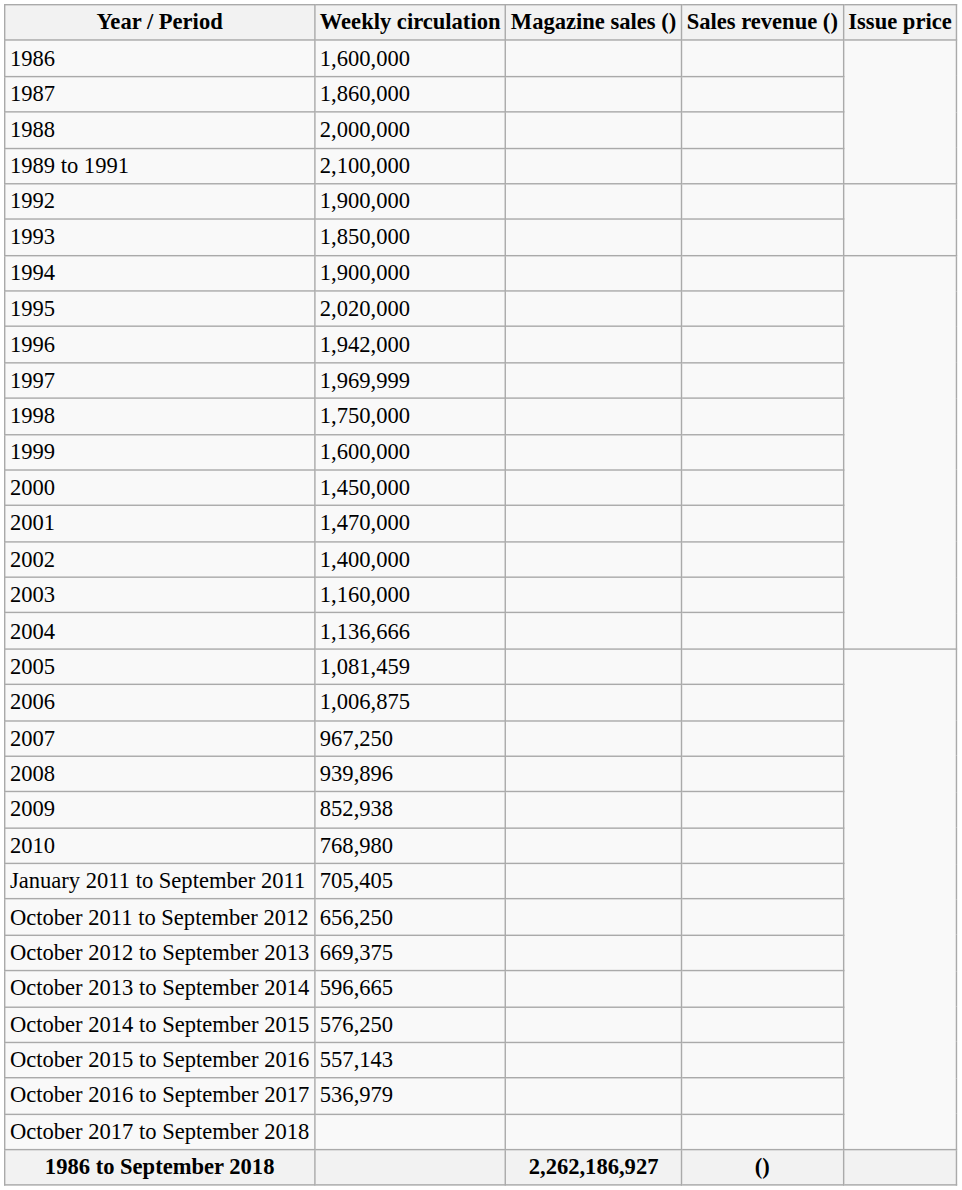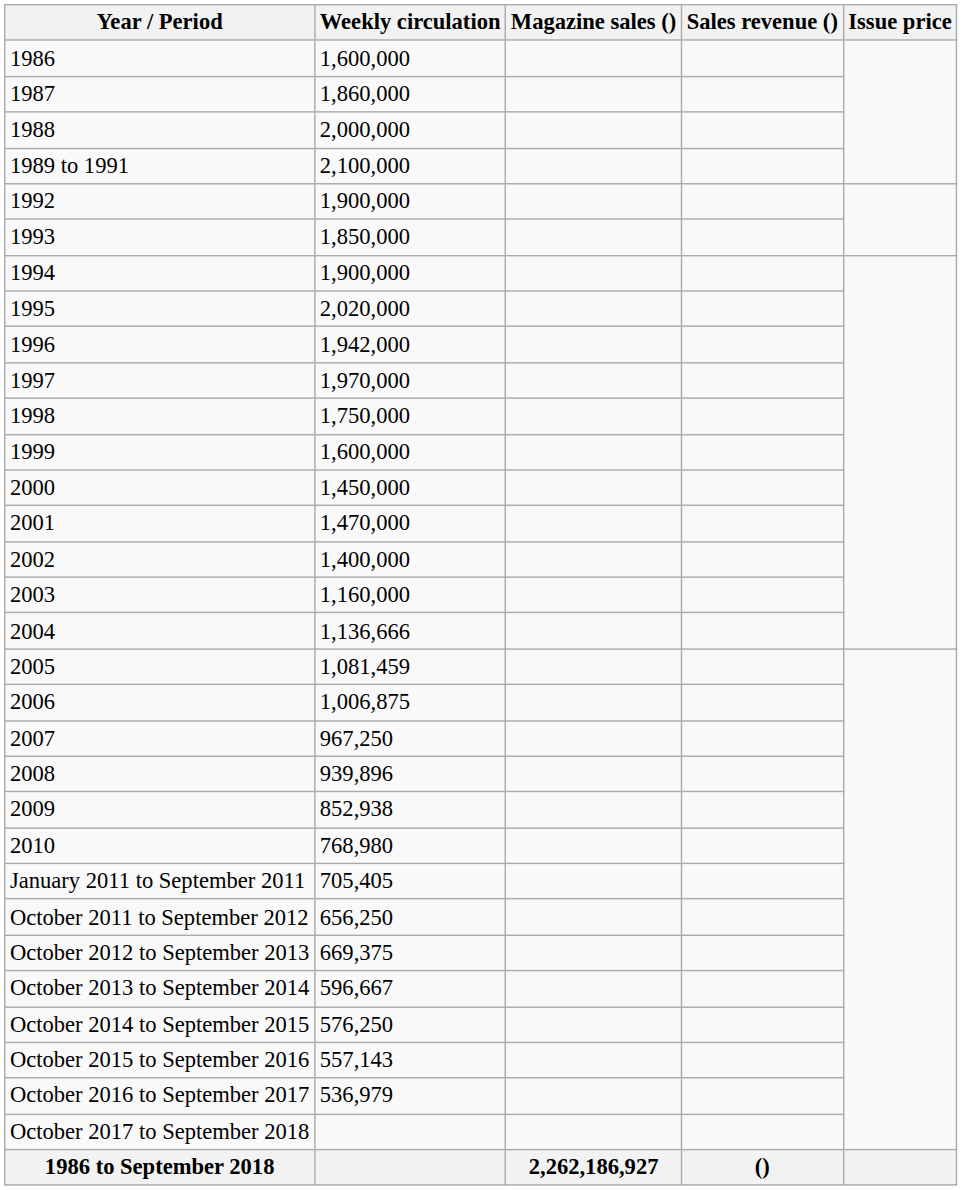(365, 380) 1,969,999 -> (365, 380) 1,970,000
(356, 988) 596,665 -> (356, 988) 596,667
